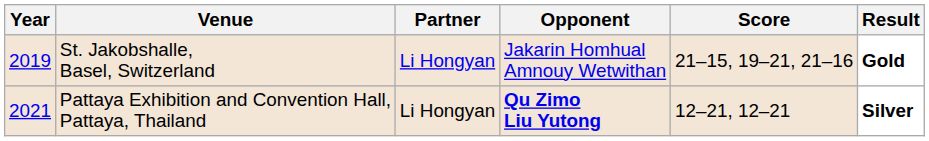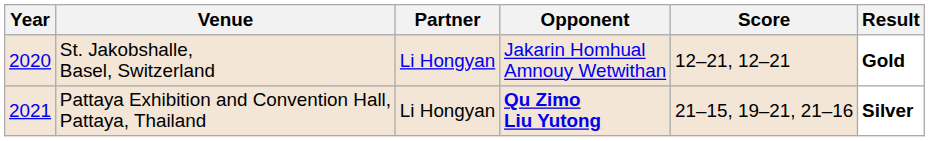(30, 60) 2019 -> (30, 60) 2020
(764, 60) 21–15, 19–21, 21–16 -> (733, 60) 12–21, 12–21
(733, 111) 12–21, 12–21 -> (764, 111) 21–15, 19–21, 21–16
